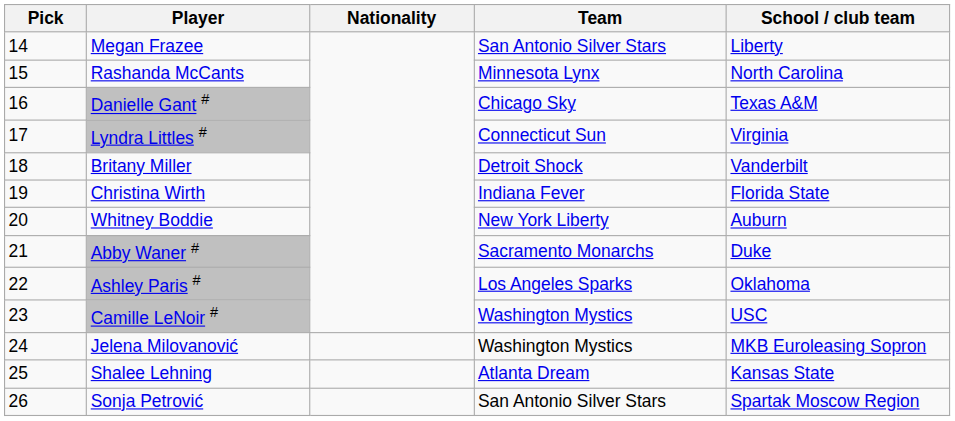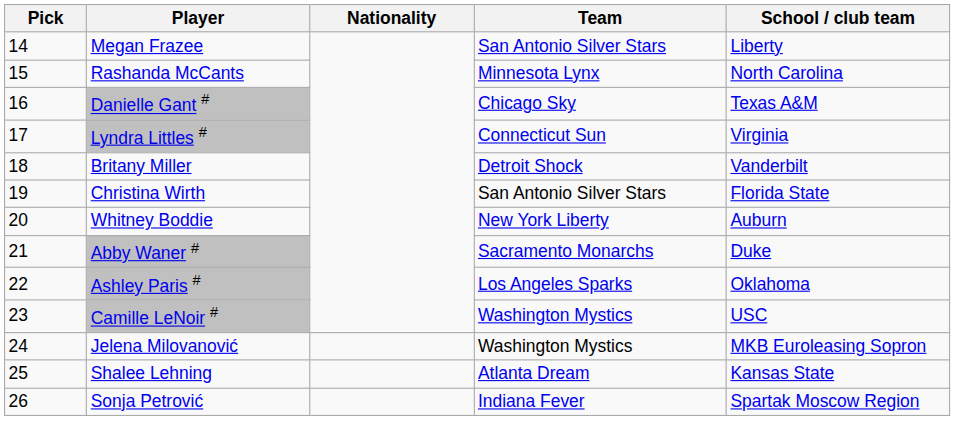(531, 193) Indiana Fever -> (572, 193) San Antonio Silver Stars
(572, 401) San Antonio Silver Stars -> (531, 401) Indiana Fever
